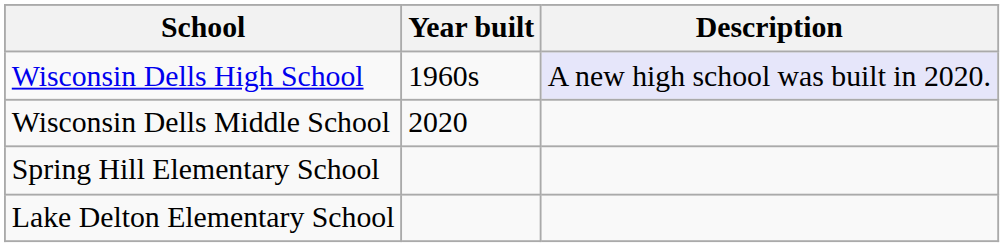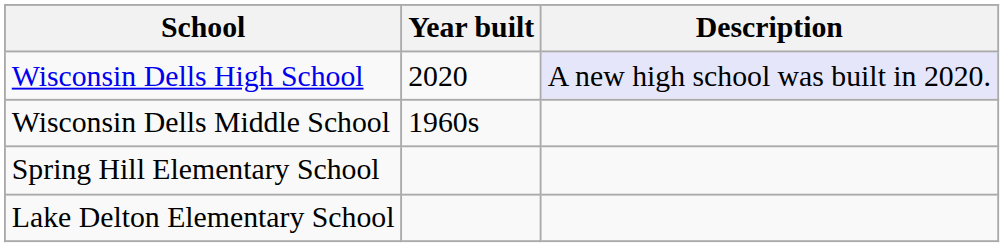(444, 75) 1960s -> (438, 75) 2020
(438, 122) 2020 -> (444, 122) 1960s
